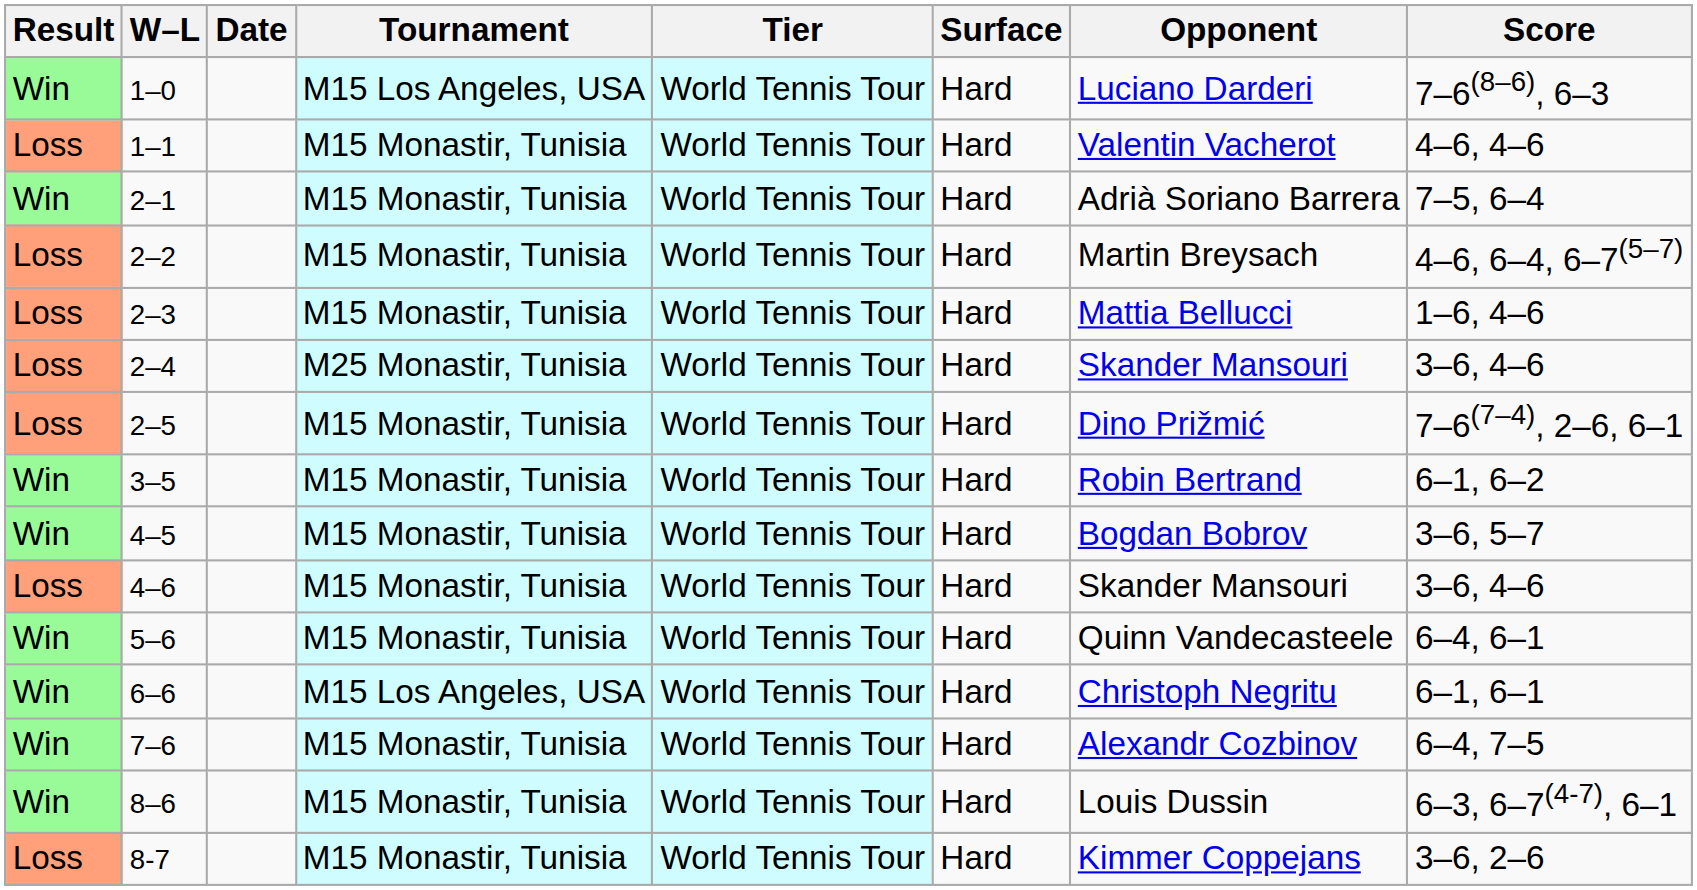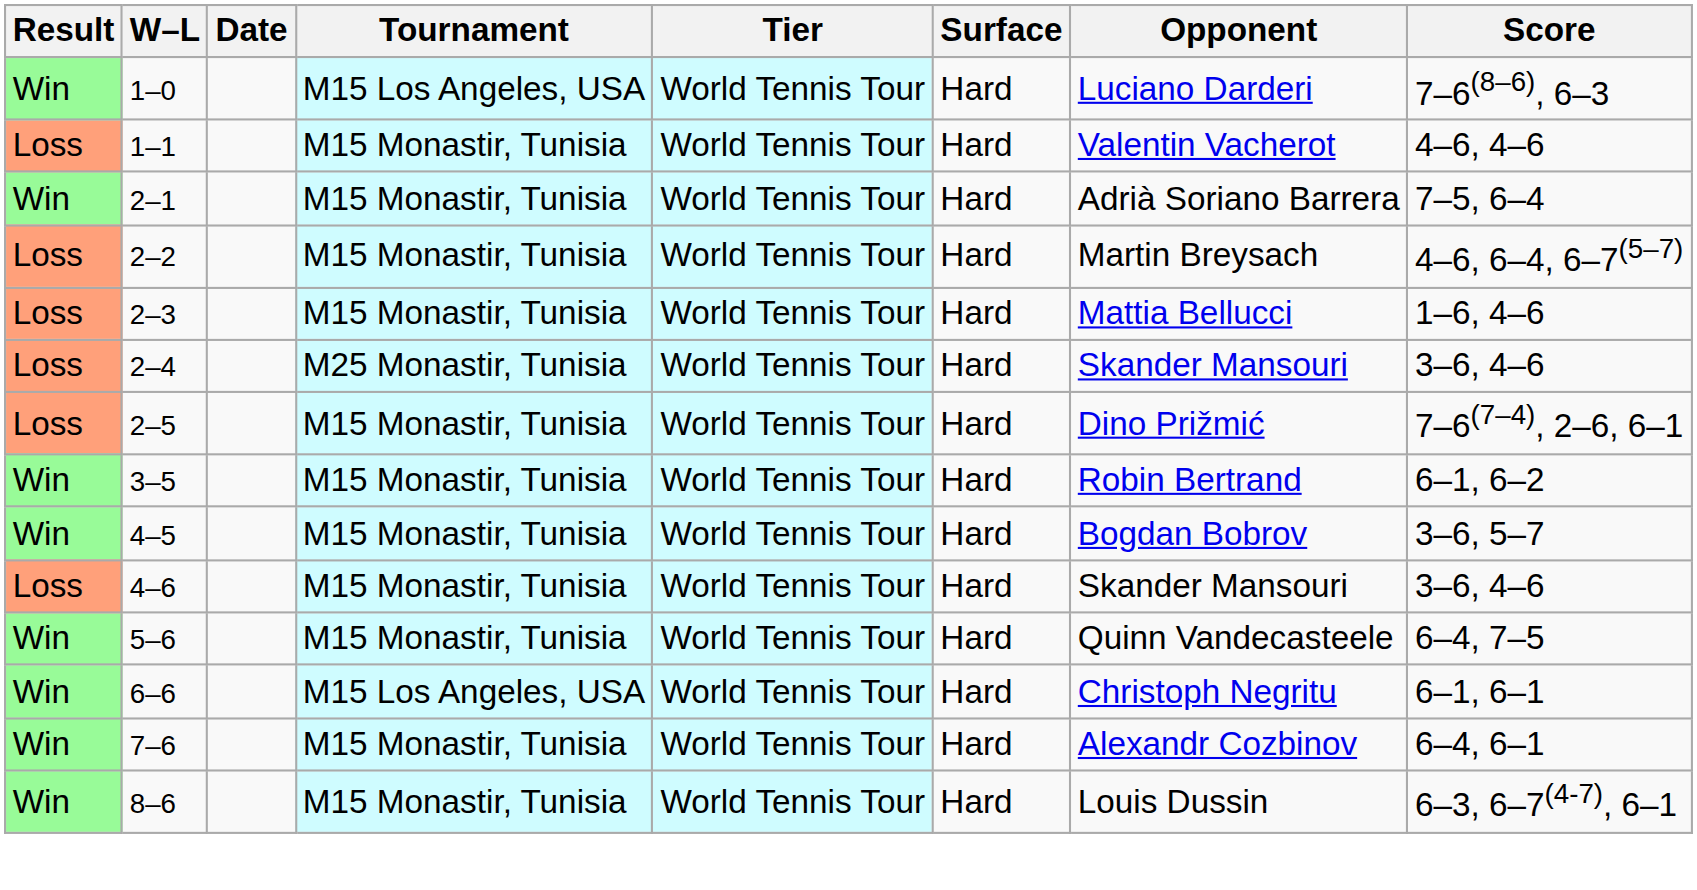(1480, 638) 6–4, 6–1 -> (1480, 638) 6–4, 7–5
(1480, 744) 6–4, 7–5 -> (1480, 744) 6–4, 6–1
- row: (150, 860)
